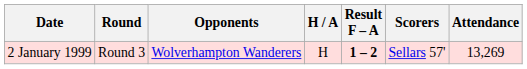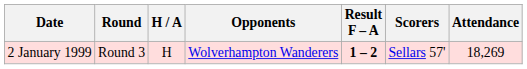columns swapped: (226, 23) <-> (323, 23)
(486, 52) 13,269 -> (486, 52) 18,269
